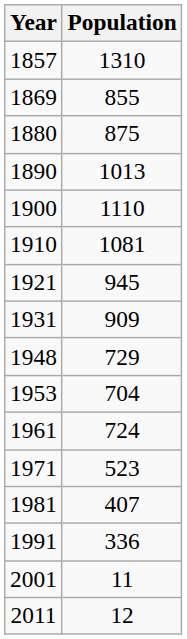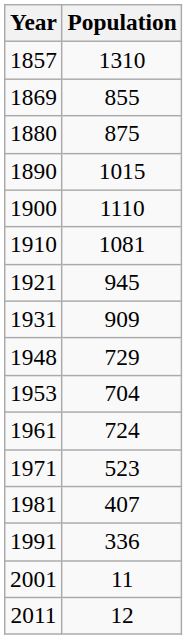(122, 171) 1013 -> (122, 171) 1015
